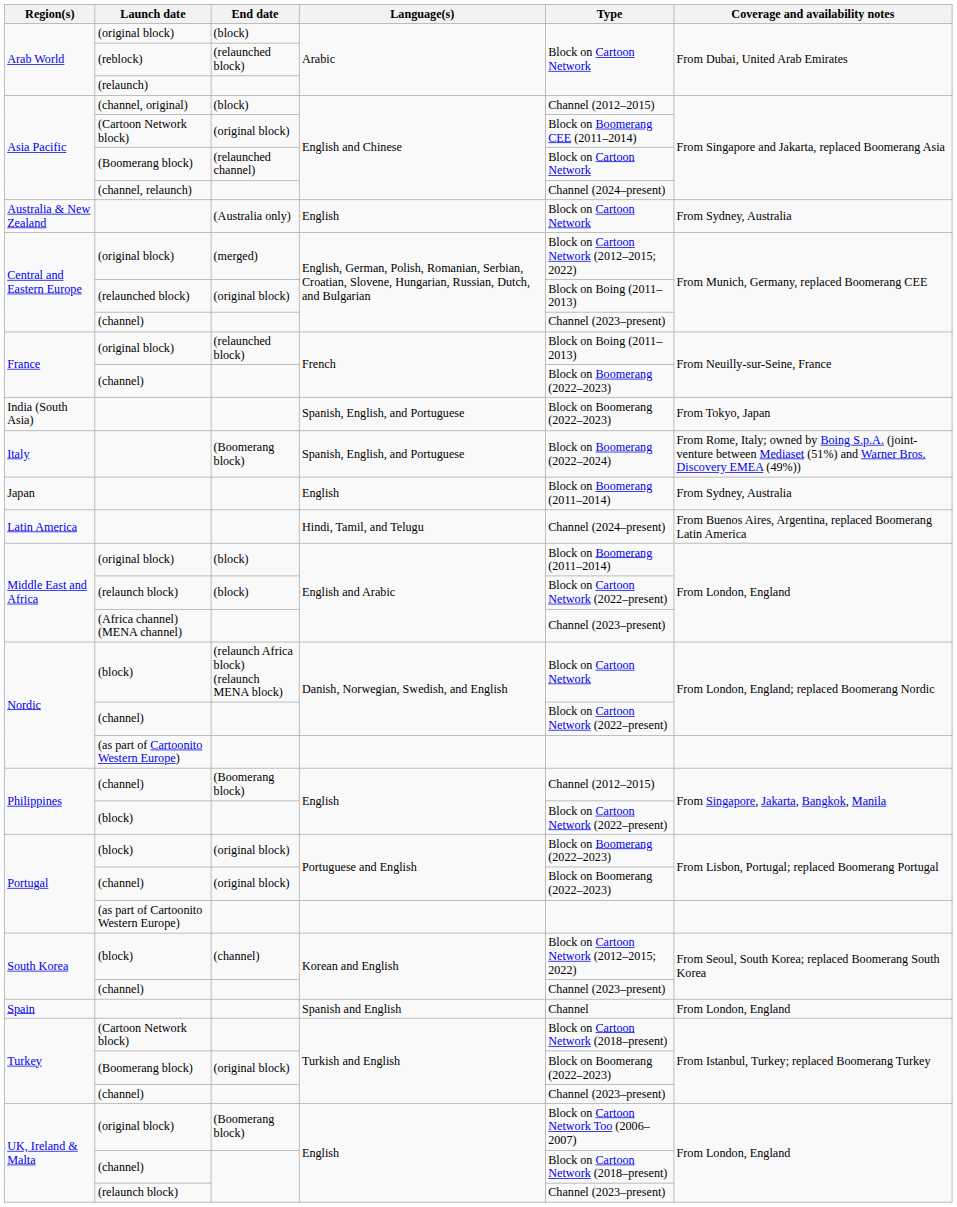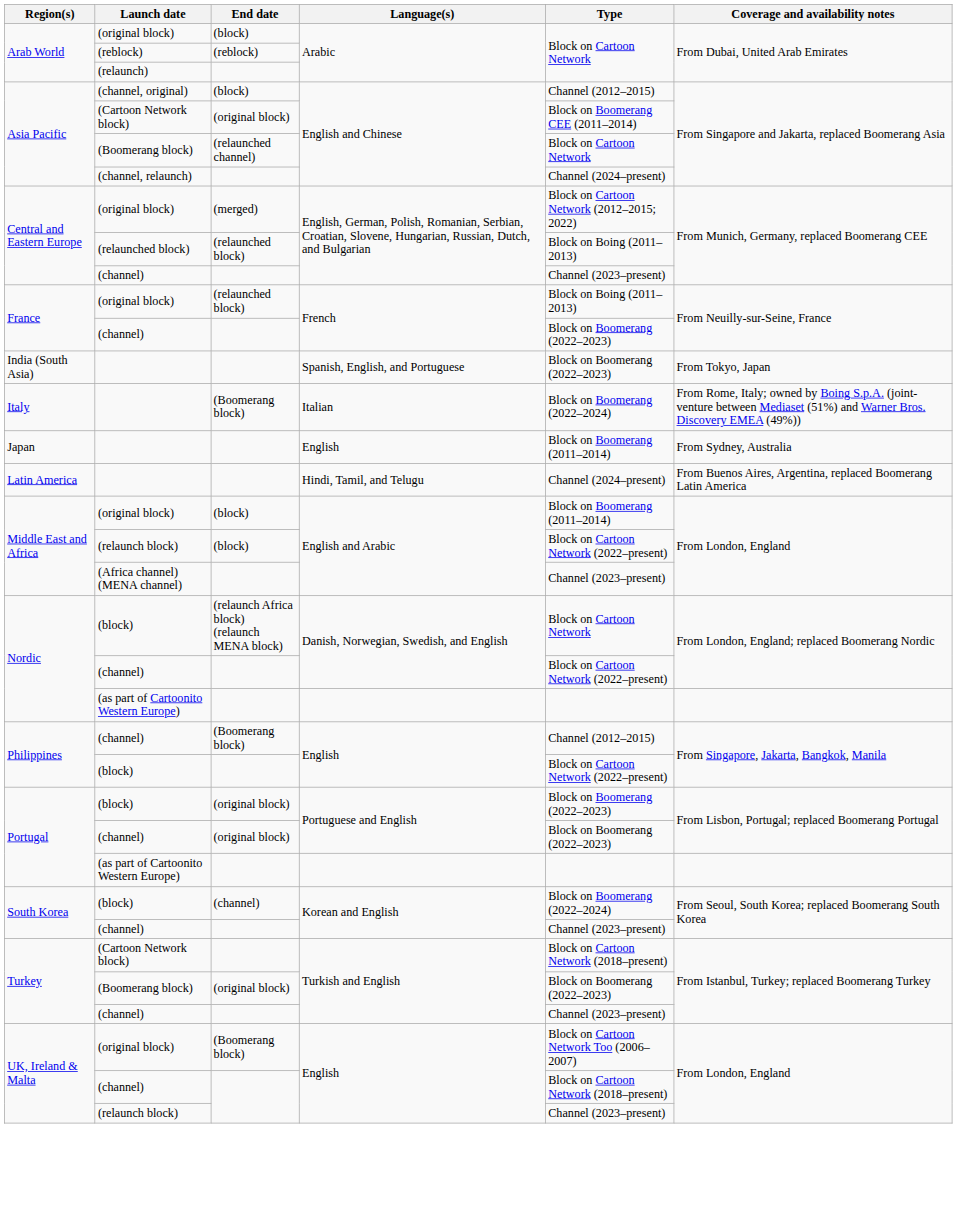(242, 59) (relaunched block) -> (236, 52) (reblock)
- row: (49, 216)
(252, 295) (original block) -> (242, 249) (relaunched block)
(383, 453) Spanish, English, and Portuguese -> (318, 407) Italian
(602, 956) Block on Cartoon Network (2012–2015; 2022) -> (600, 902) Block on Boomerang (2022–2024)
- row: (21, 1008)
